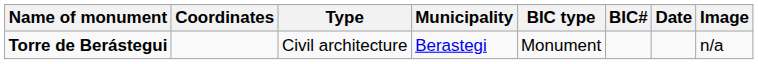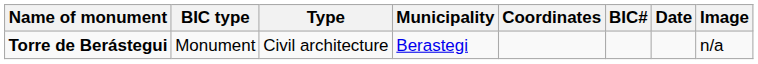columns swapped: (561, 17) <-> (225, 17)
